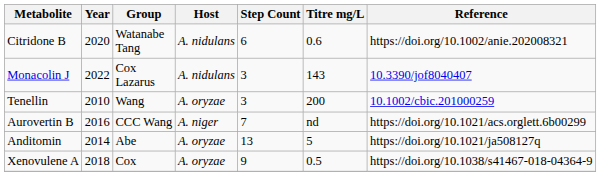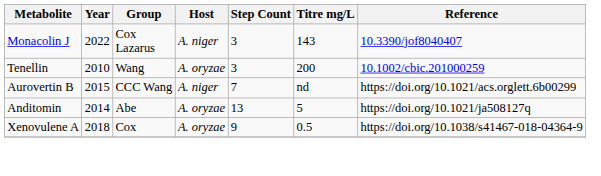- row: (37, 41)
(206, 75) A. nidulans -> (198, 41) A. niger
(97, 121) 2016 -> (97, 87) 2015
